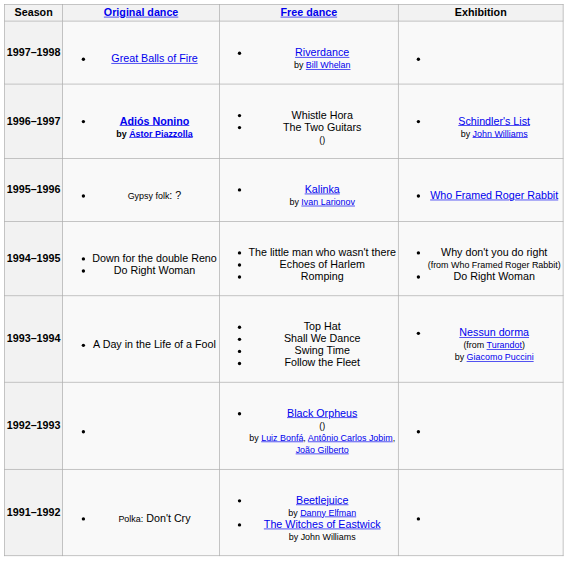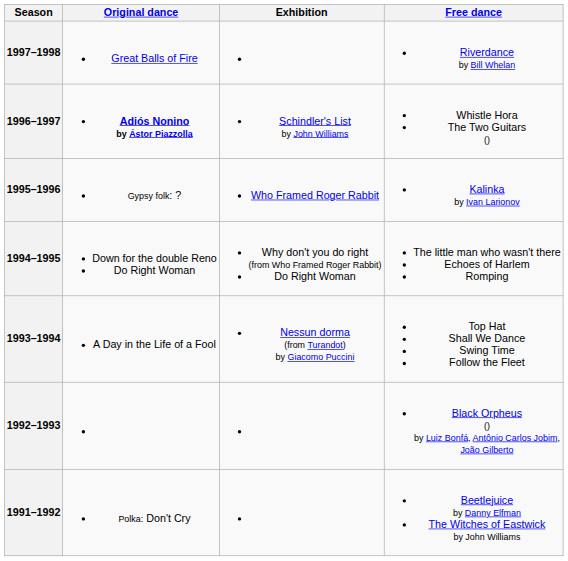columns swapped: (309, 13) <-> (481, 13)
